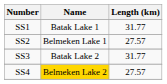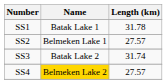(135, 27) 31.77 -> (135, 27) 31.78
(135, 57) 31.77 -> (135, 57) 31.74
